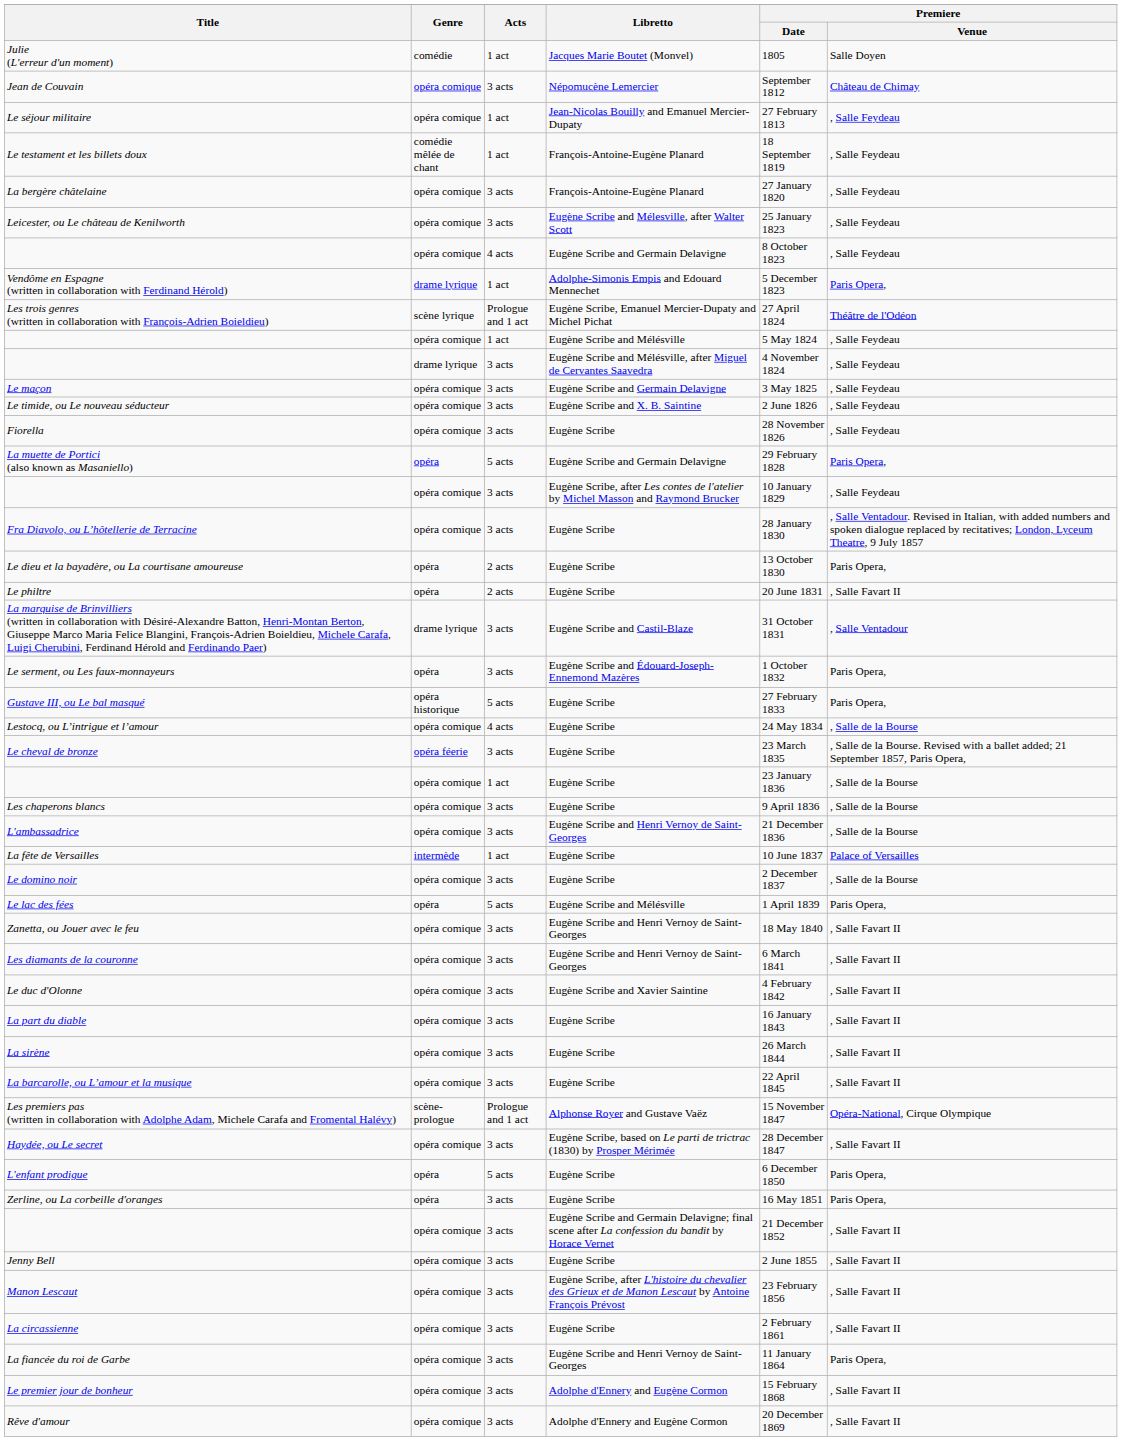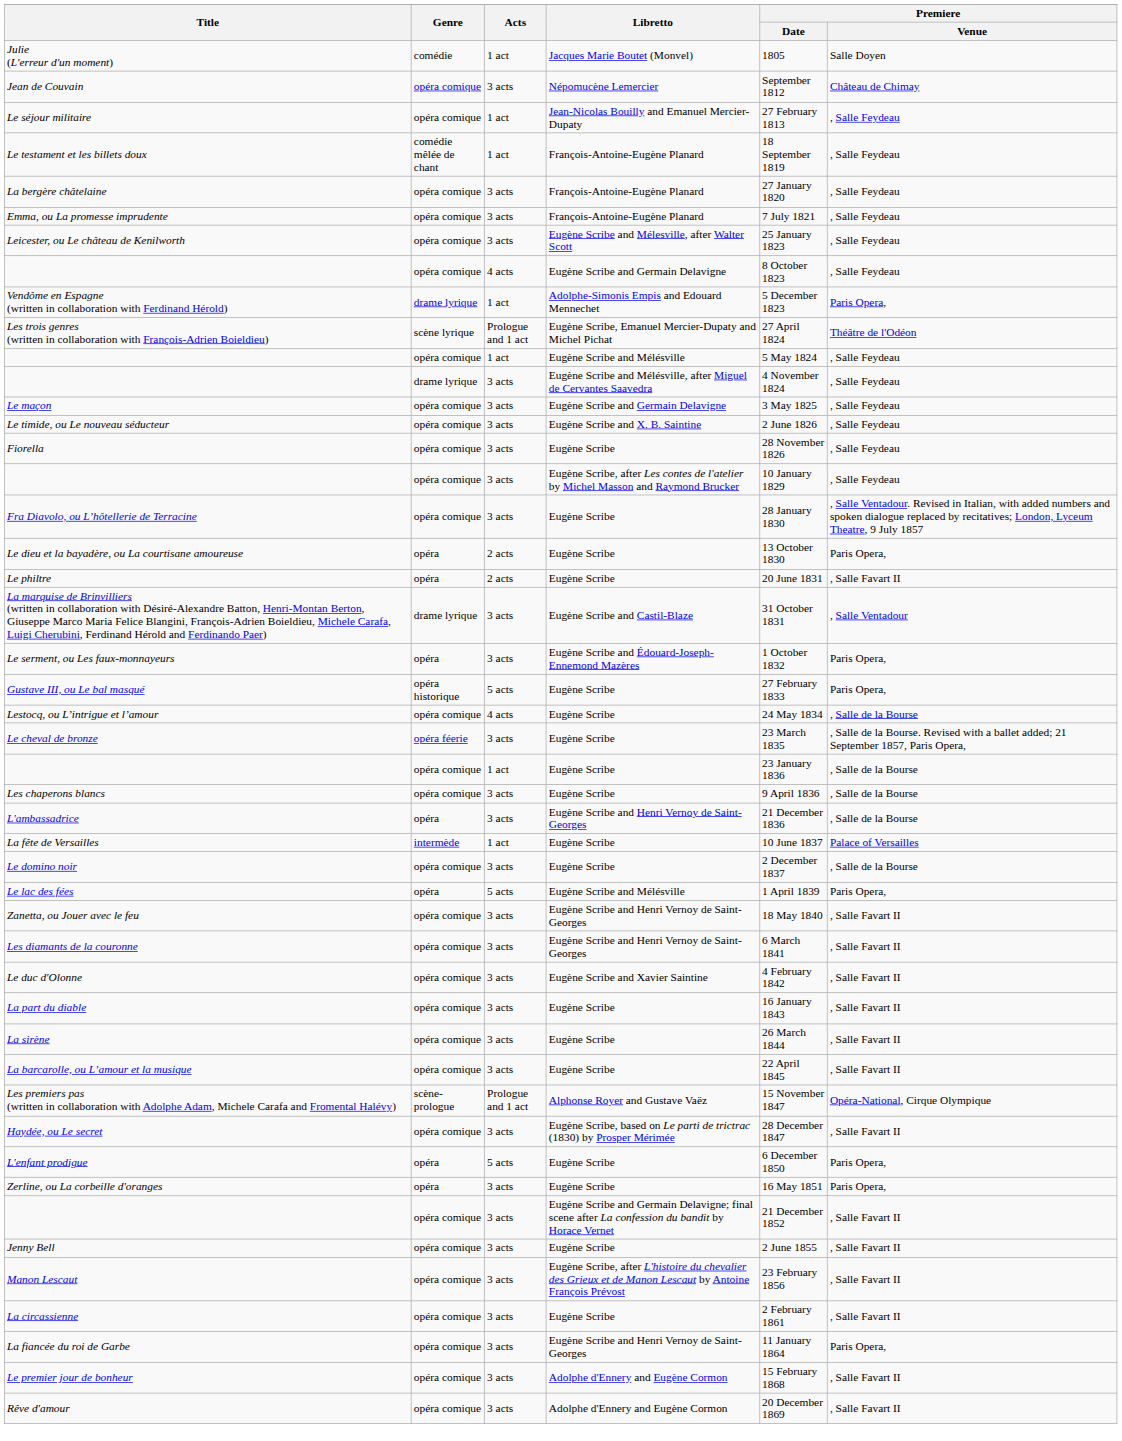+ row: (87, 216)
- row: (70, 461)
(447, 831) opéra comique -> (426, 818) opéra
